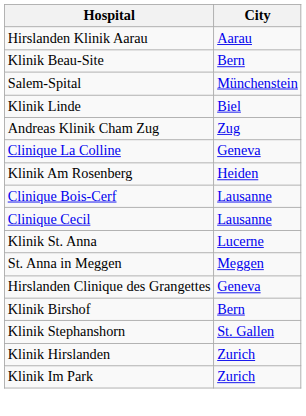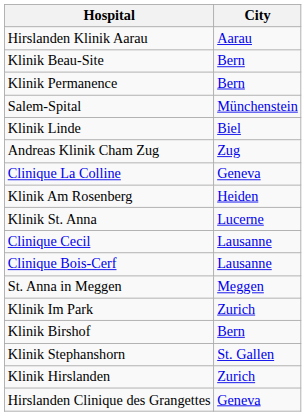+ row: (62, 83)
rows swapped: (62, 196) <-> (52, 241)
rows swapped: (109, 286) <-> (50, 377)
